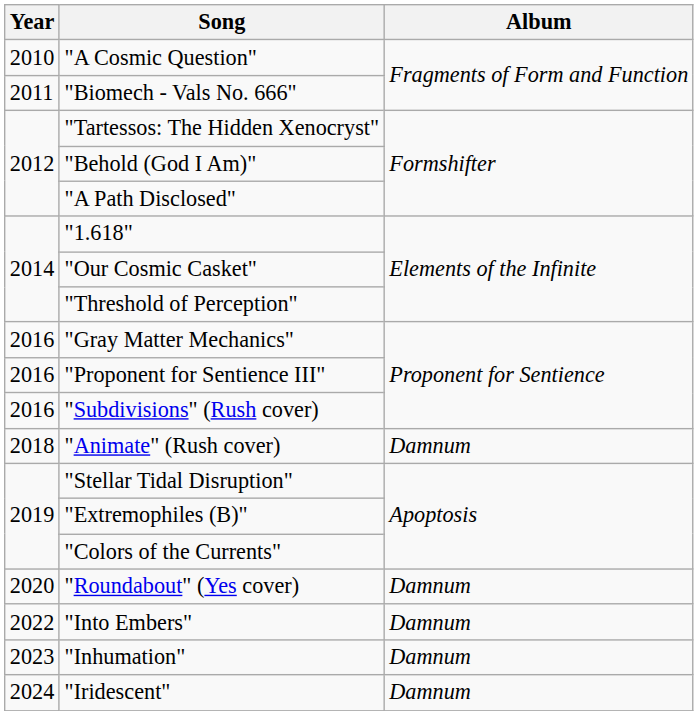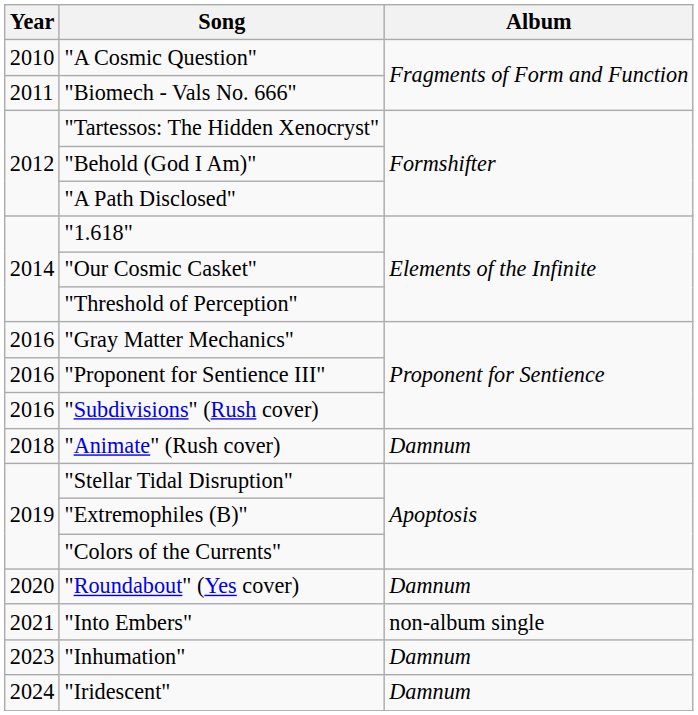(32, 621) 2022 -> (32, 621) 2021
(430, 621) Damnum -> (467, 621) non-album single
